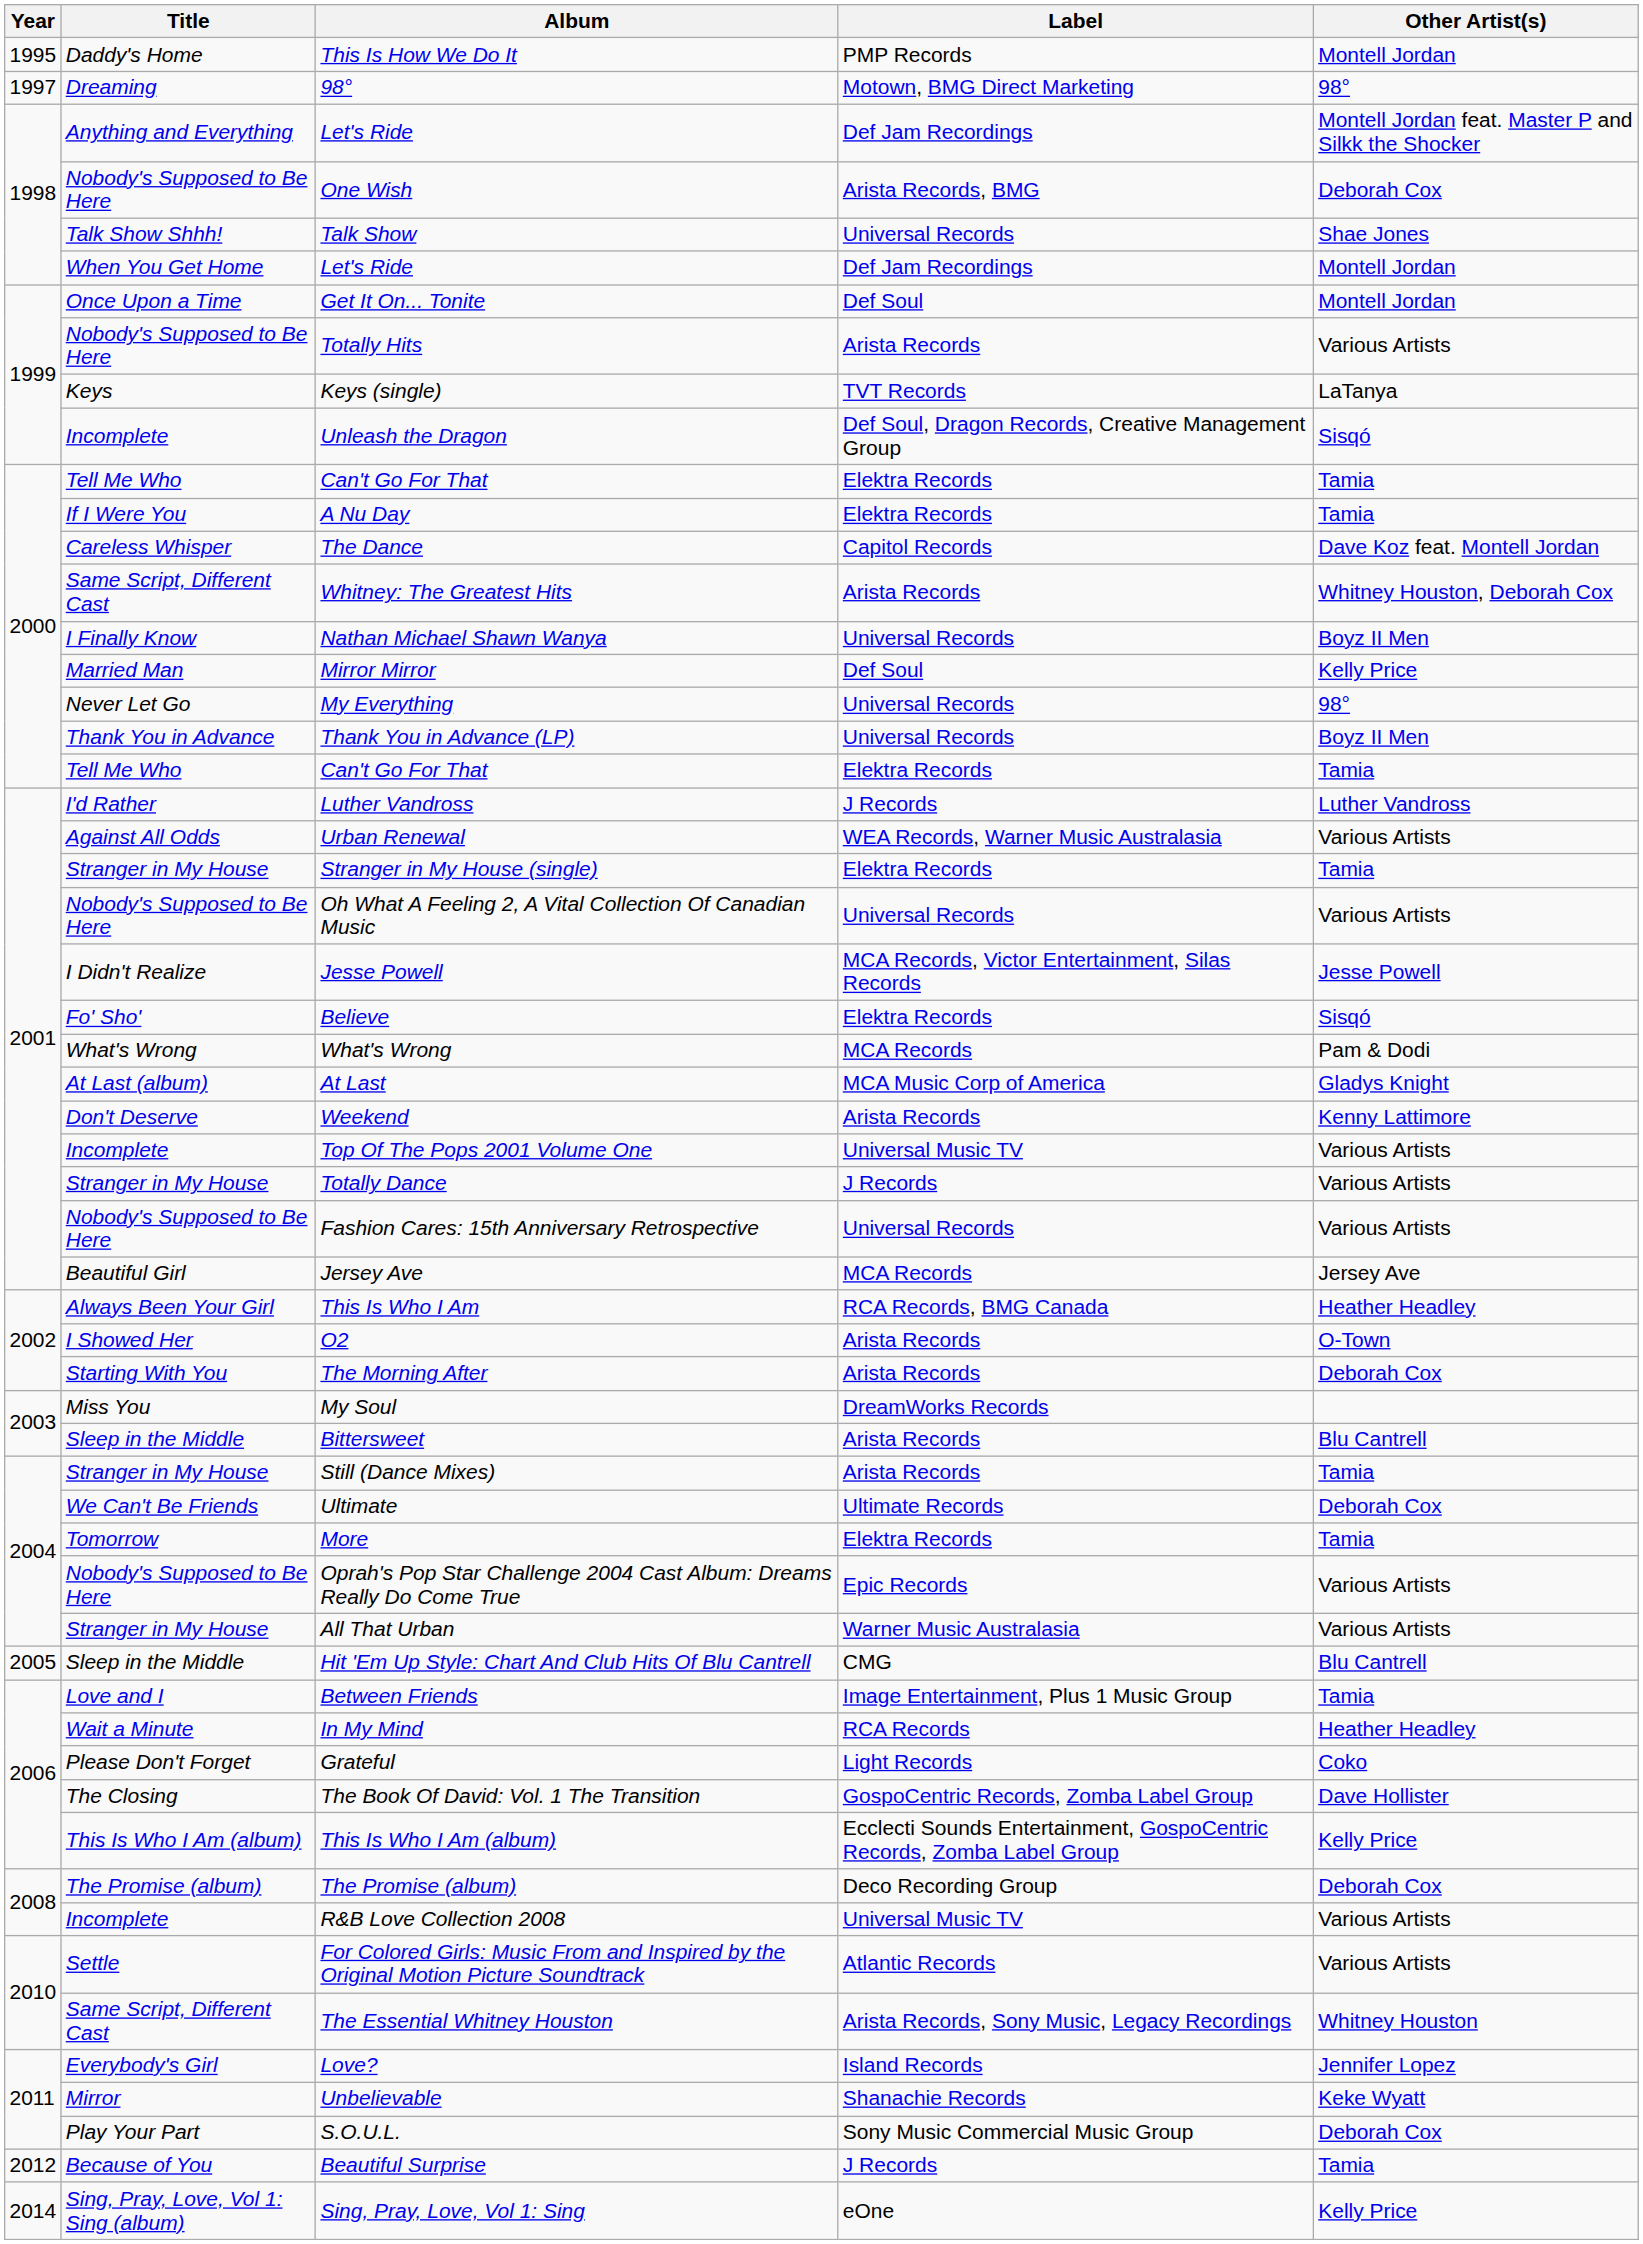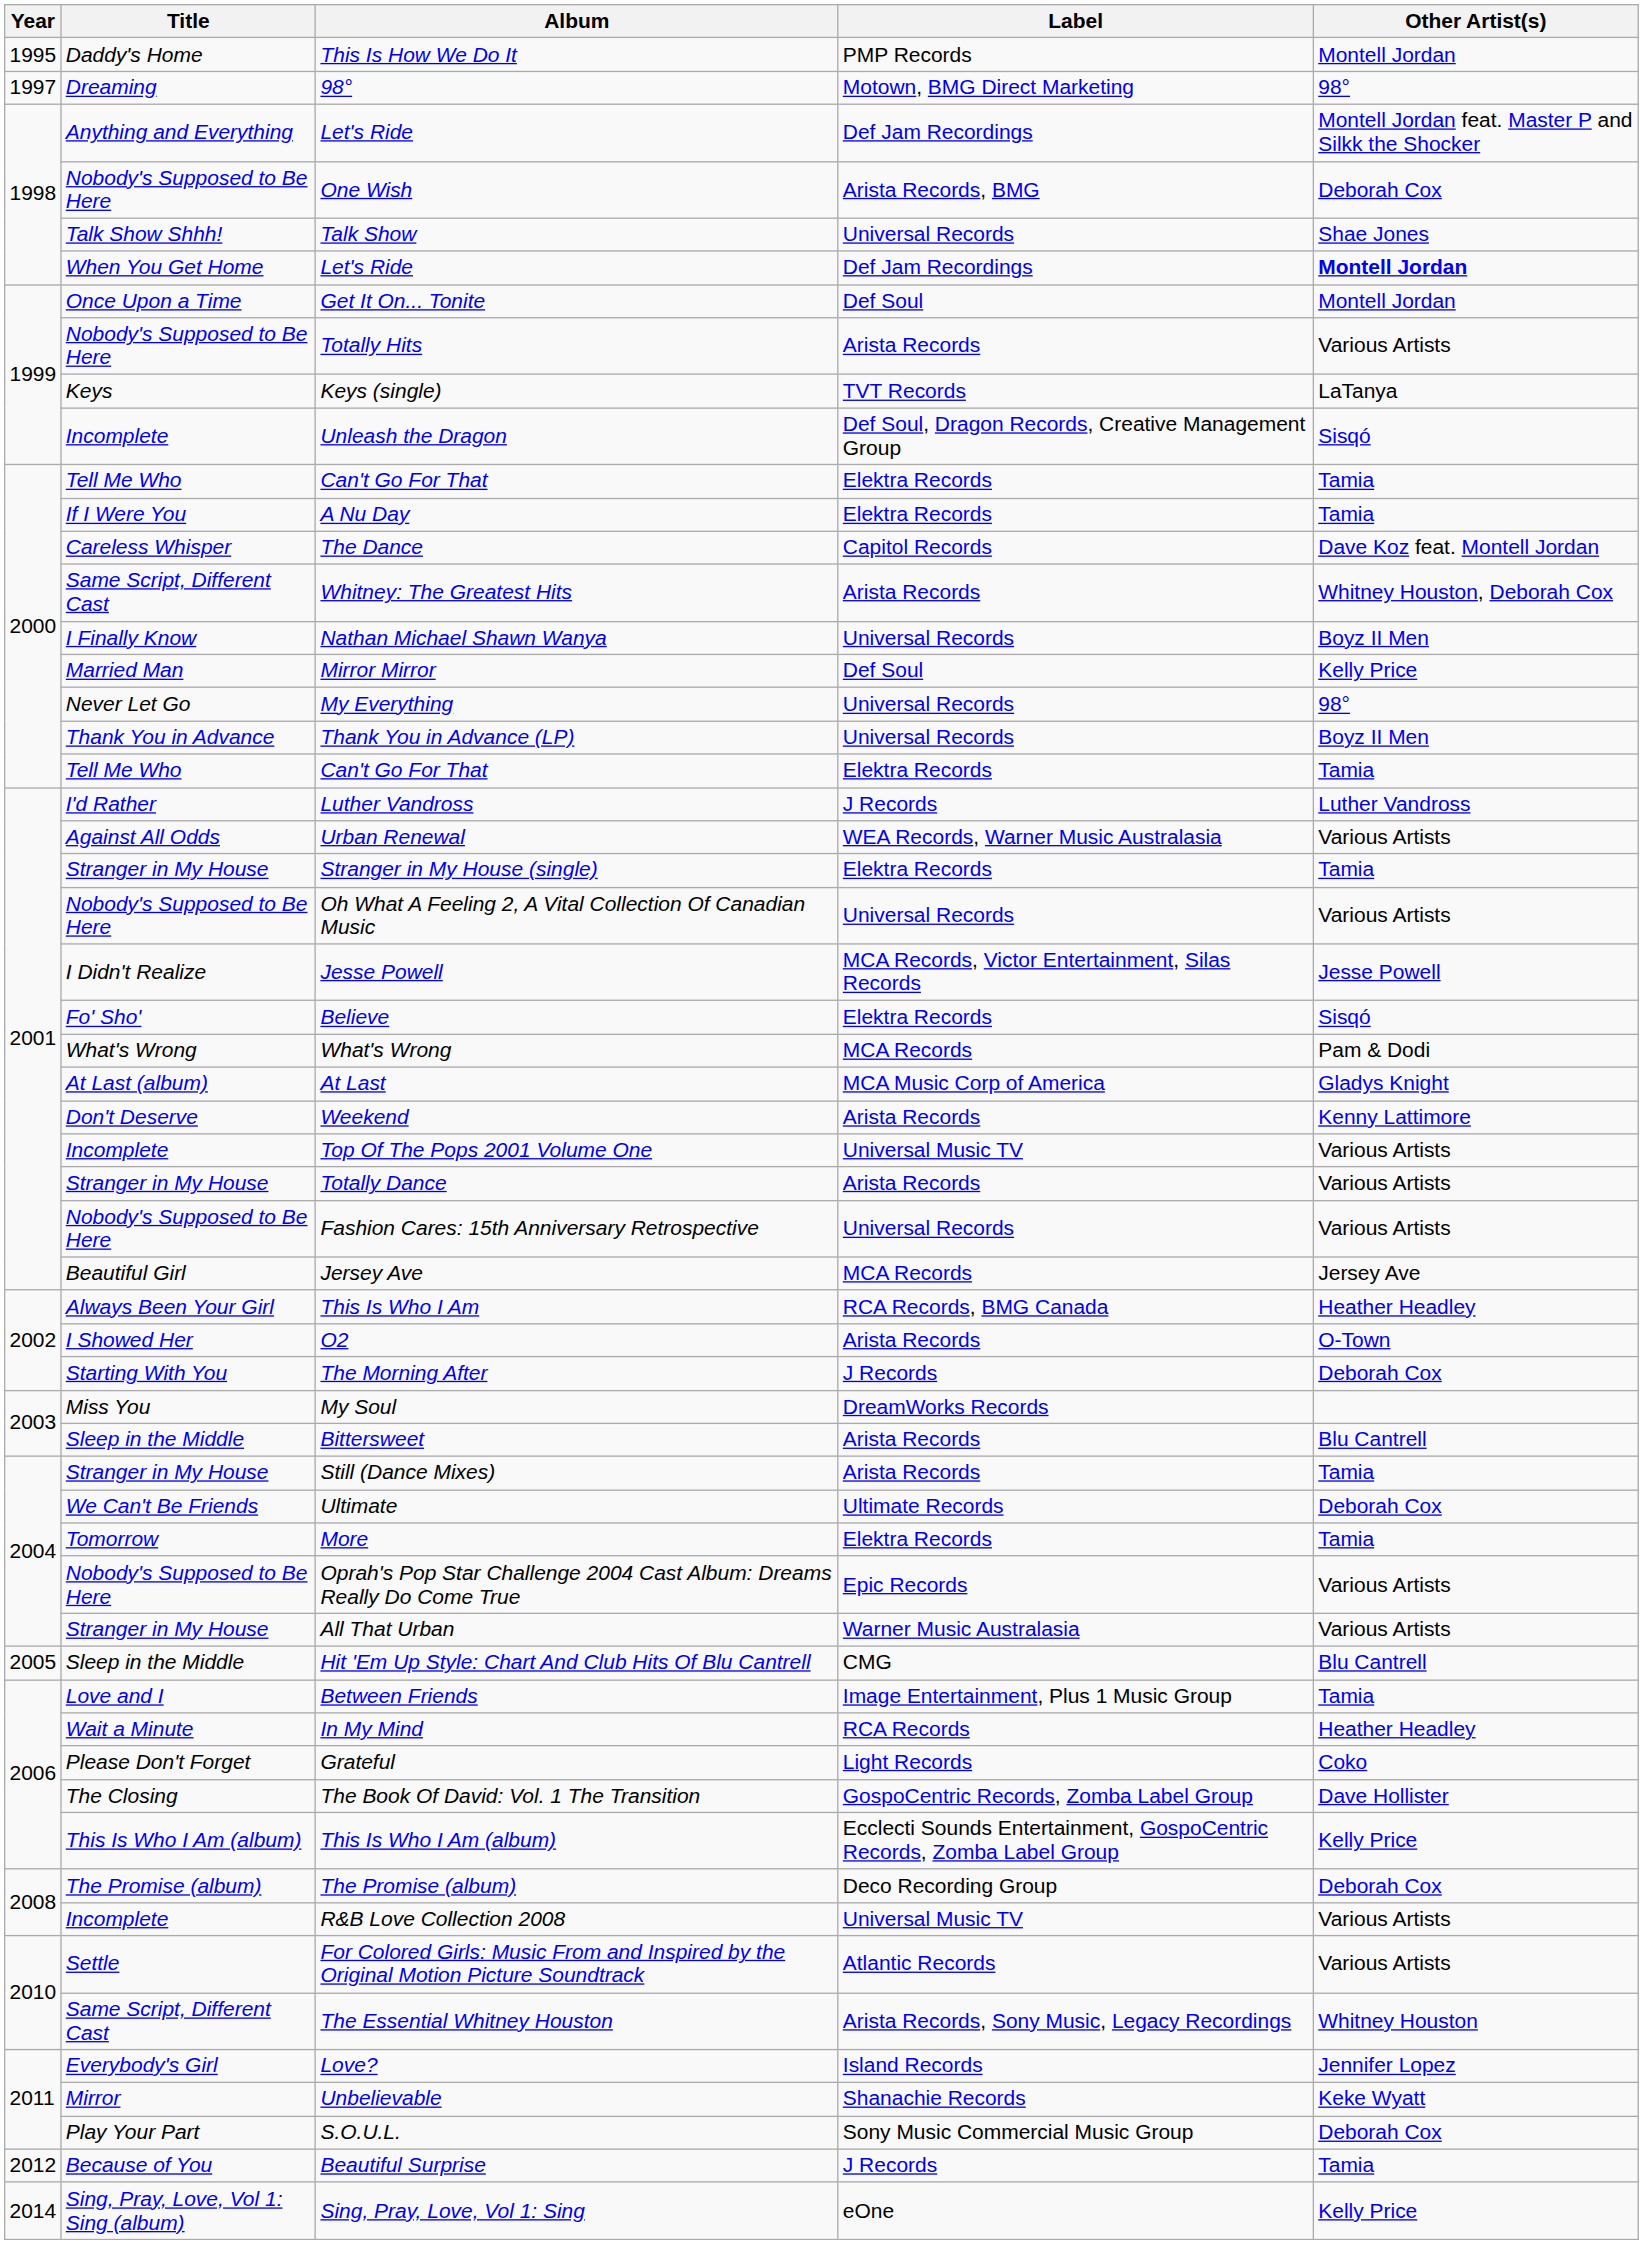(1387, 267) normal -> (1393, 267) bold
(890, 1183) J Records -> (912, 1183) Arista Records
(912, 1373) Arista Records -> (890, 1373) J Records
